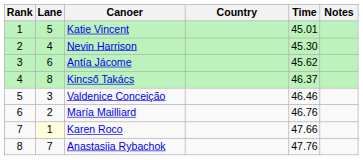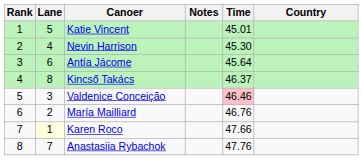columns swapped: (237, 12) <-> (339, 12)
(304, 63) 45.62 -> (238, 63) 45.64
(304, 96) no background -> (238, 96) pink background
